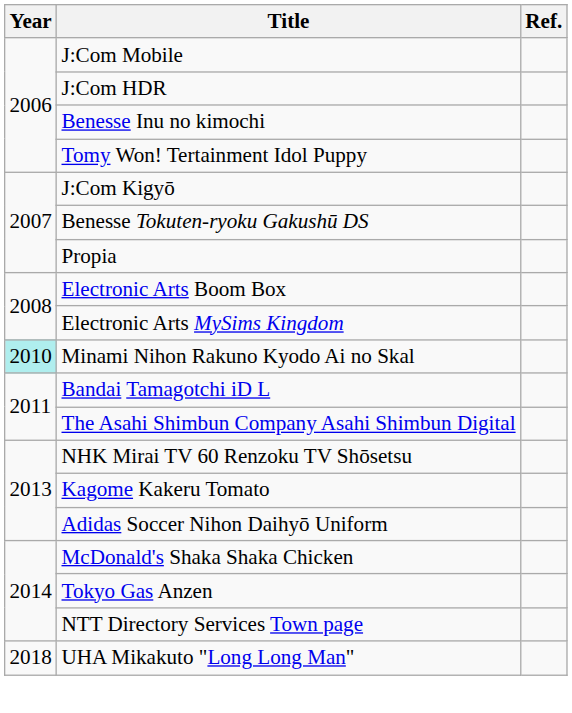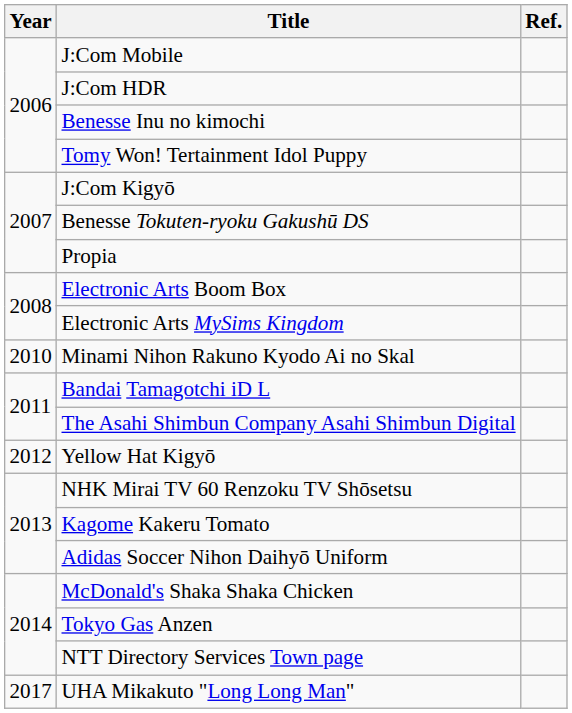(31, 356) paleturquoise background -> (31, 356) no background
+ row: (138, 456)
(31, 657) 2018 -> (31, 691) 2017
